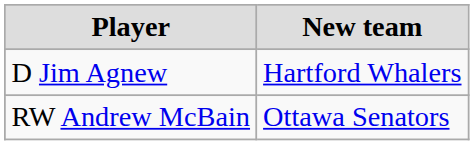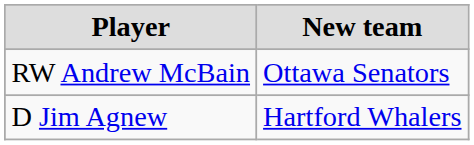rows swapped: (131, 116) <-> (89, 71)
